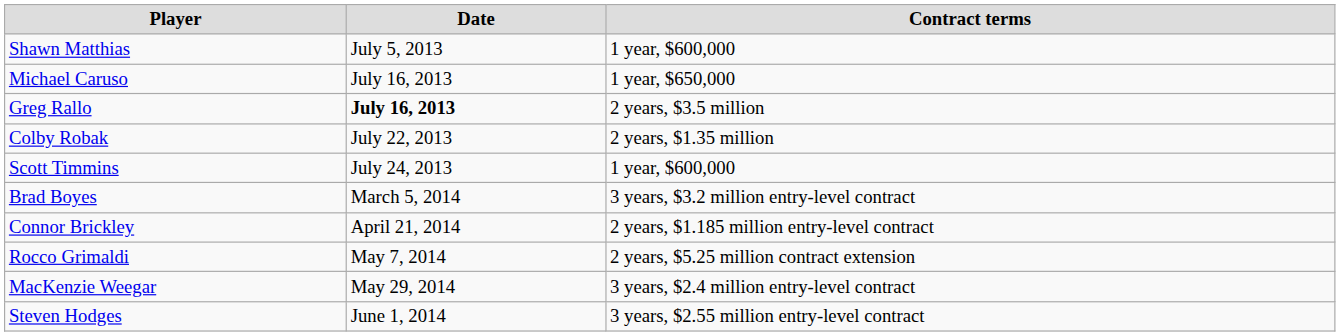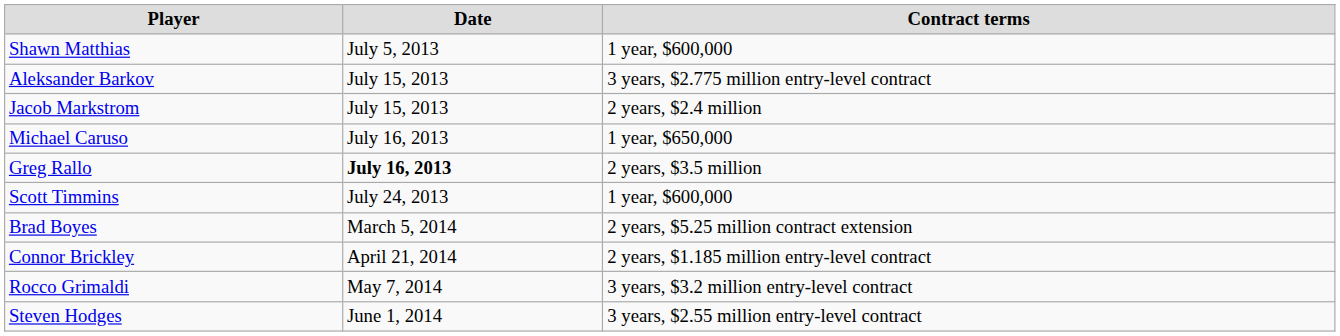+ row: (81, 78)
+ row: (74, 108)
- row: (59, 138)
(763, 197) 3 years, $3.2 million entry-level contract -> (760, 227) 2 years, $5.25 million contract extension
(763, 256) 2 years, $5.25 million contract extension -> (760, 286) 3 years, $3.2 million entry-level contract
- row: (83, 286)
